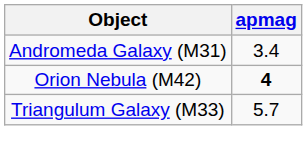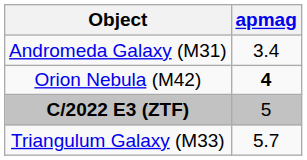+ row: (118, 110)
